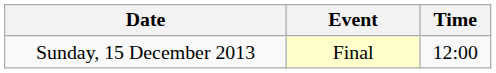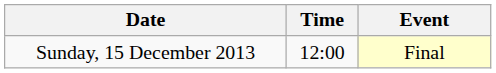columns swapped: (455, 20) <-> (353, 20)
